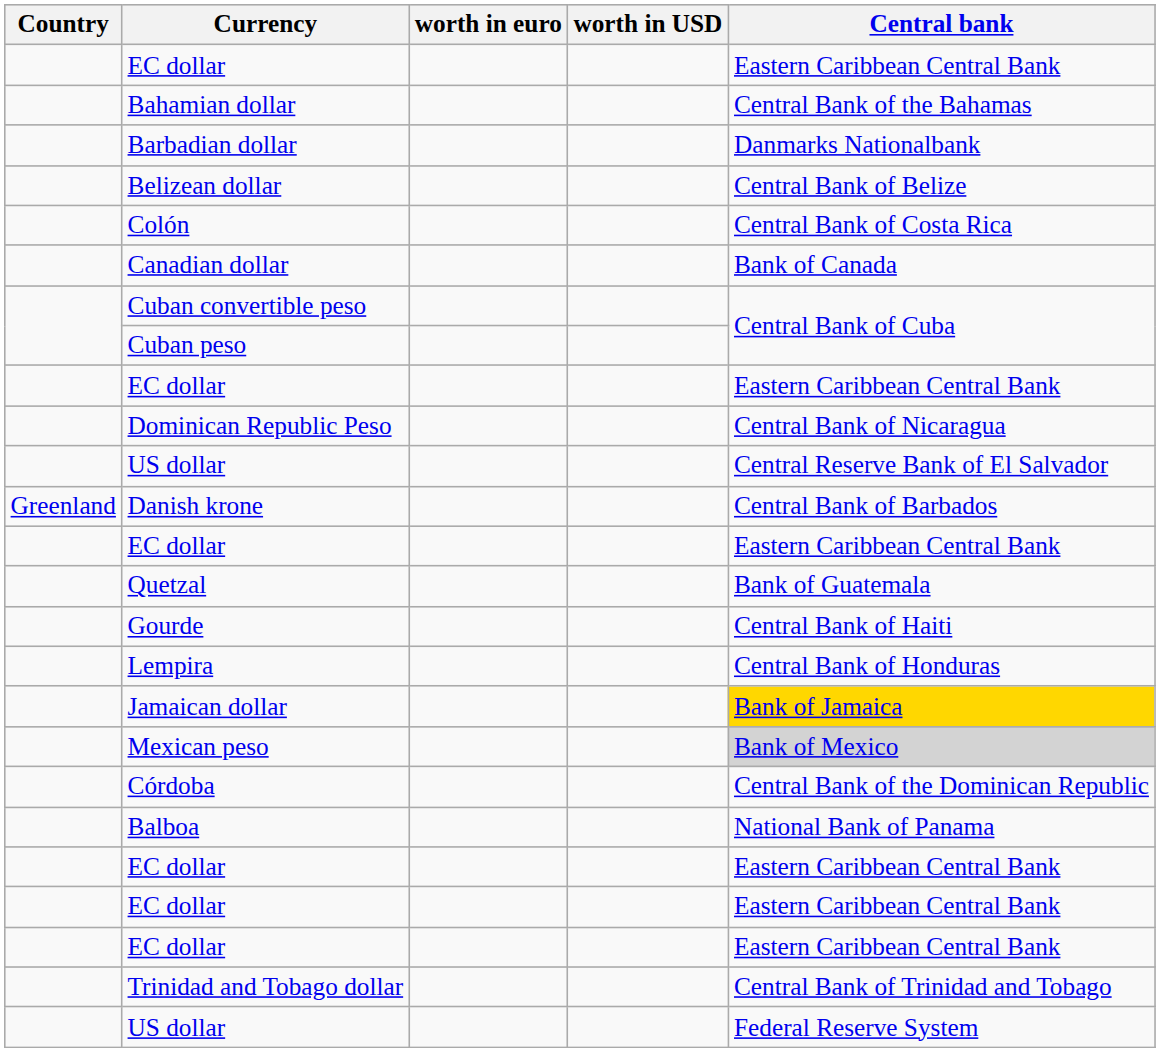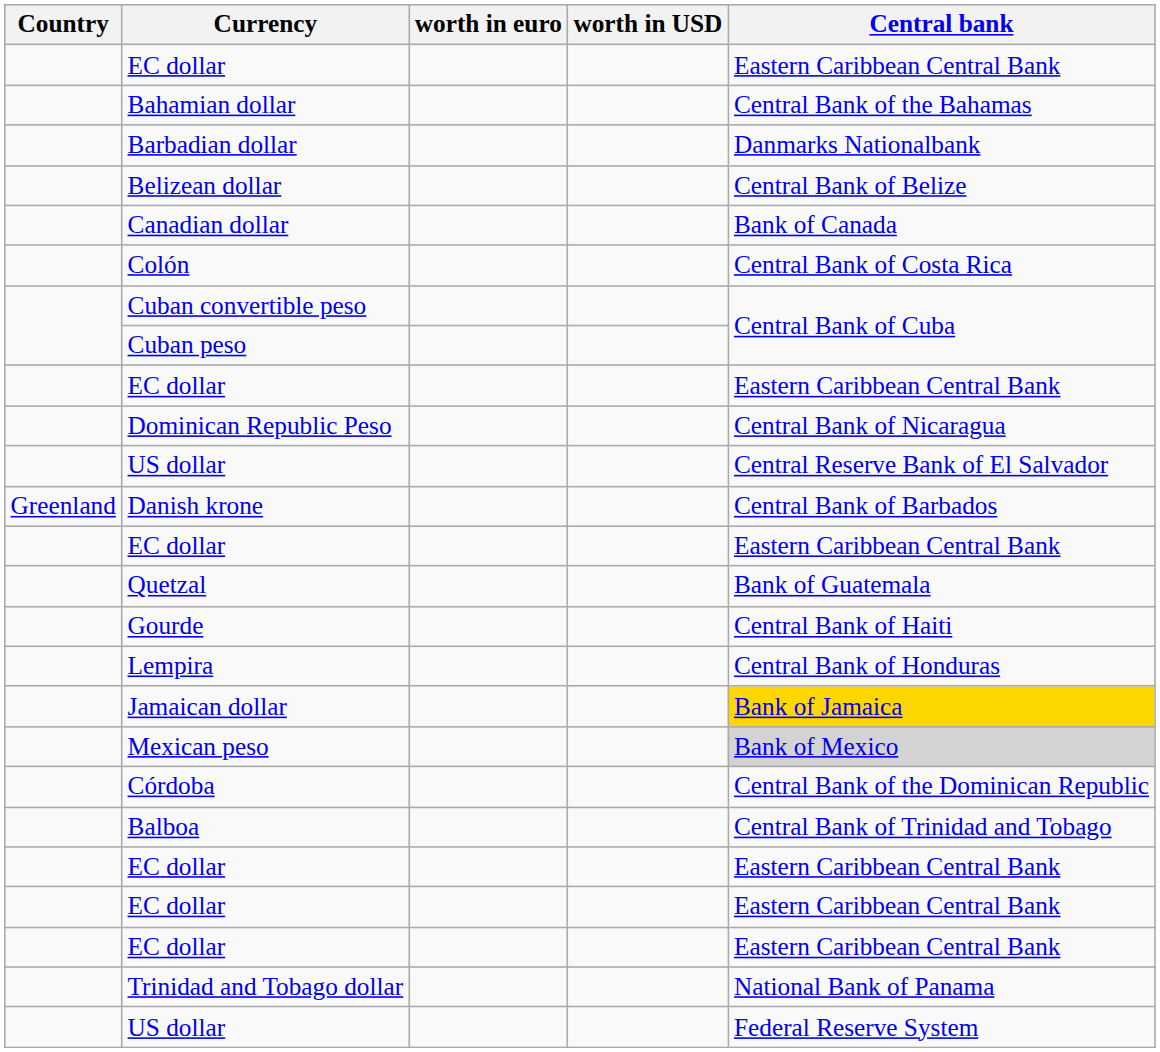rows swapped: (63, 265) <-> (63, 225)
(864, 826) National Bank of Panama -> (923, 826) Central Bank of Trinidad and Tobago
(923, 986) Central Bank of Trinidad and Tobago -> (864, 986) National Bank of Panama
